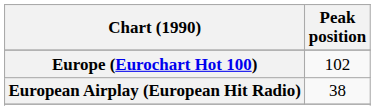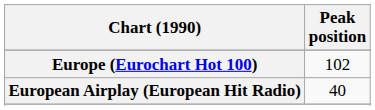(337, 90) 38 -> (337, 90) 40
